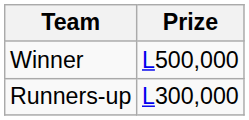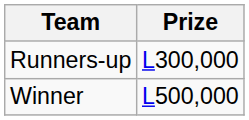rows swapped: (47, 59) <-> (71, 96)
